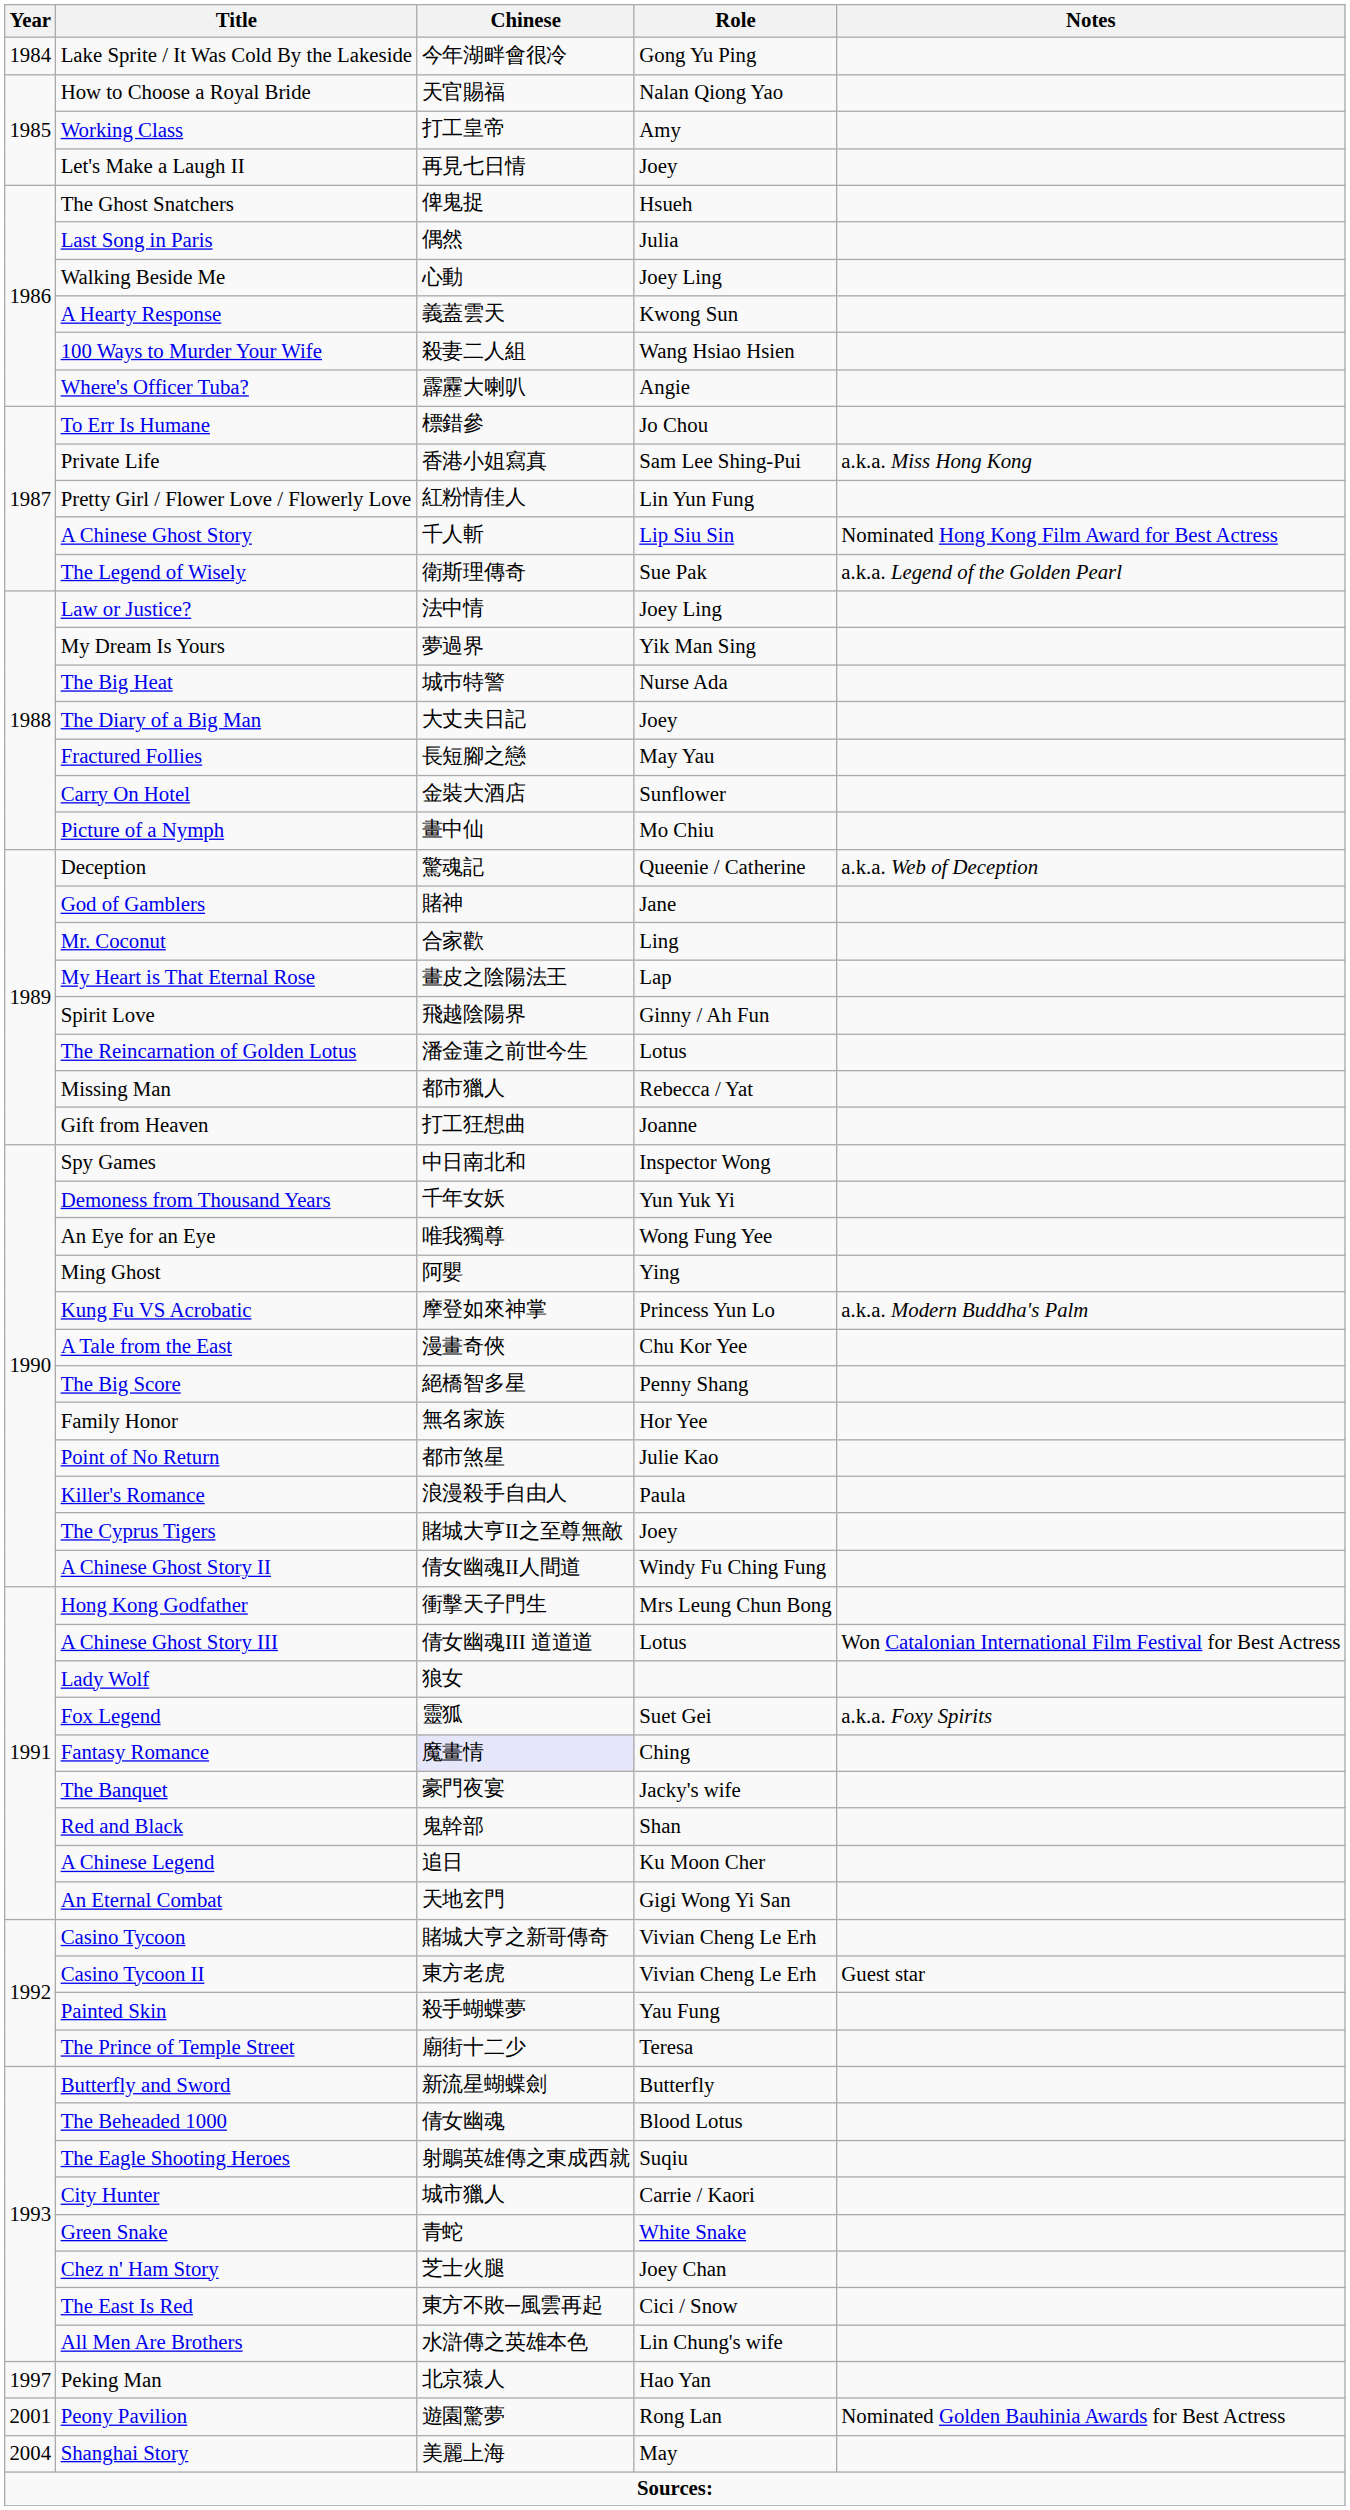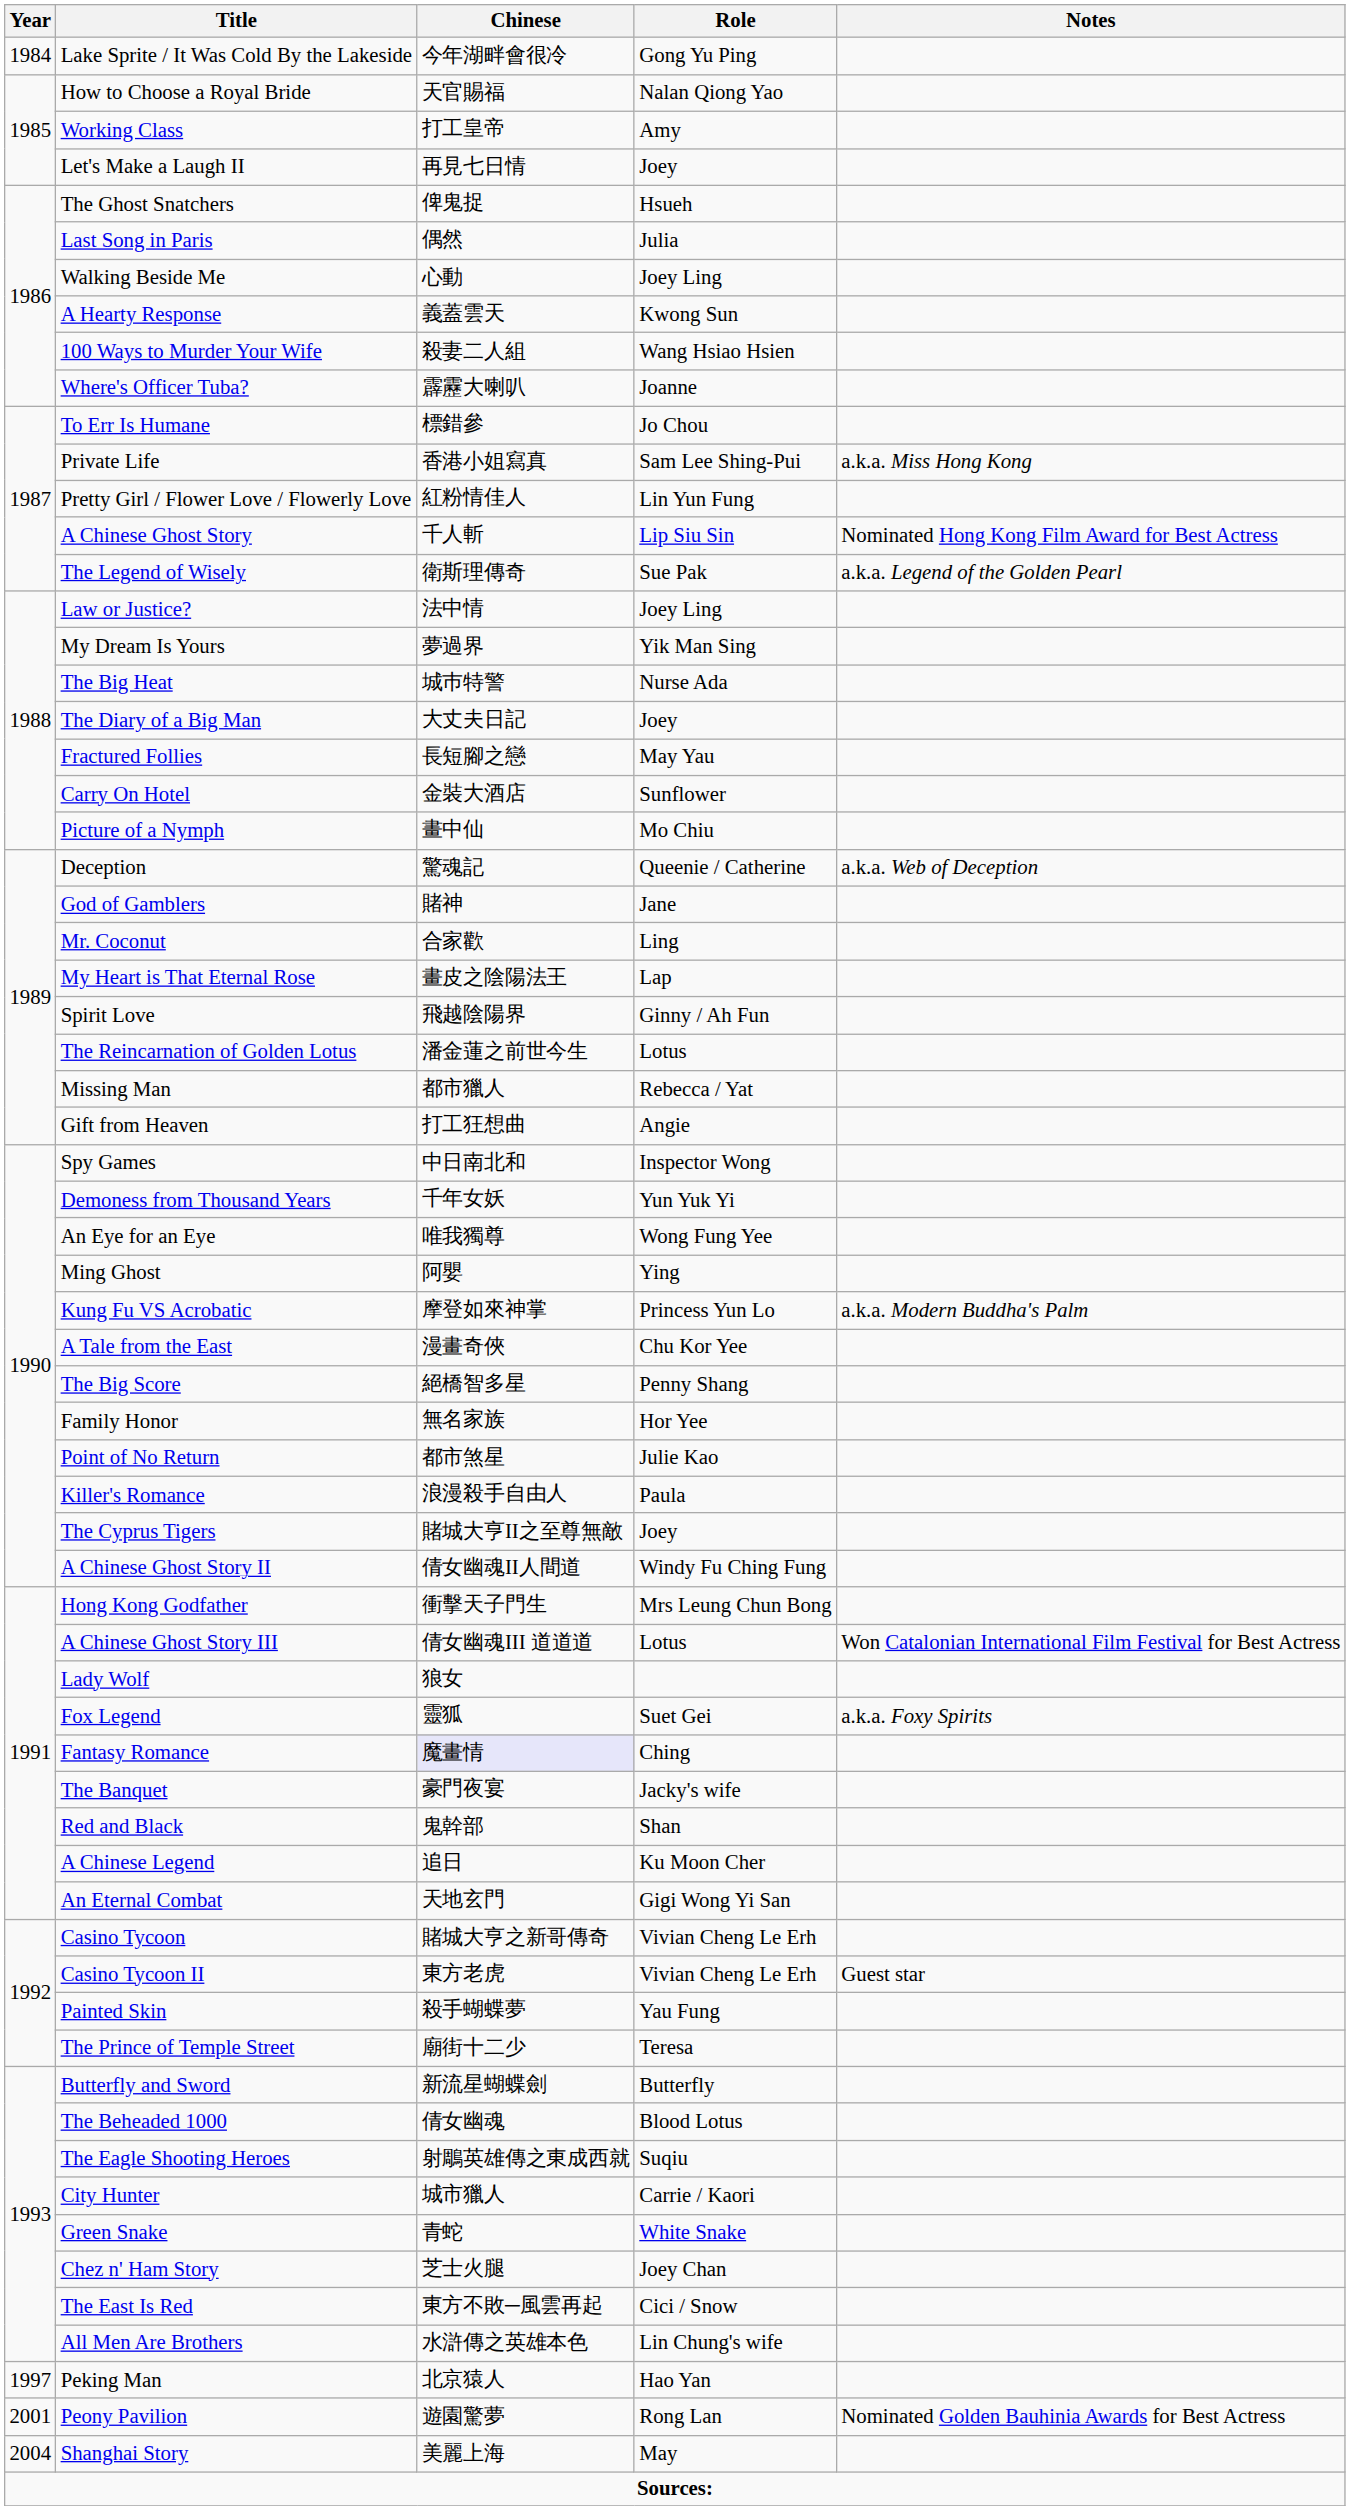(665, 387) Angie -> (668, 387) Joanne
(668, 1125) Joanne -> (665, 1125) Angie
